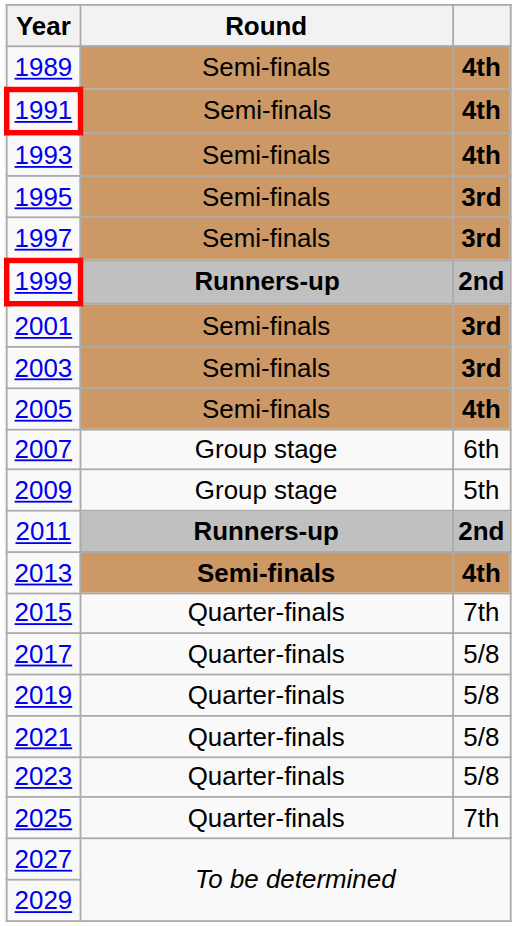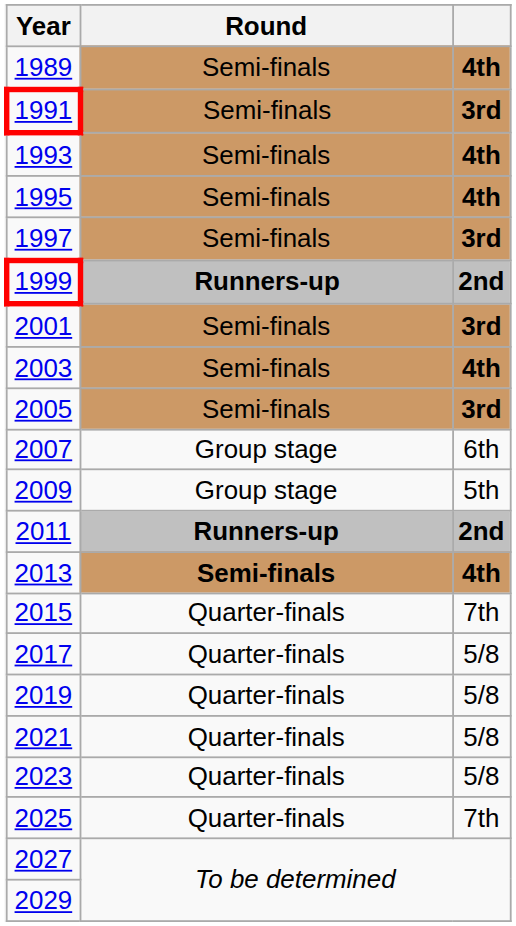(481, 111) 4th -> (481, 111) 3rd
(481, 197) 3rd -> (481, 197) 4th
(481, 368) 3rd -> (481, 368) 4th
(481, 409) 4th -> (481, 409) 3rd
